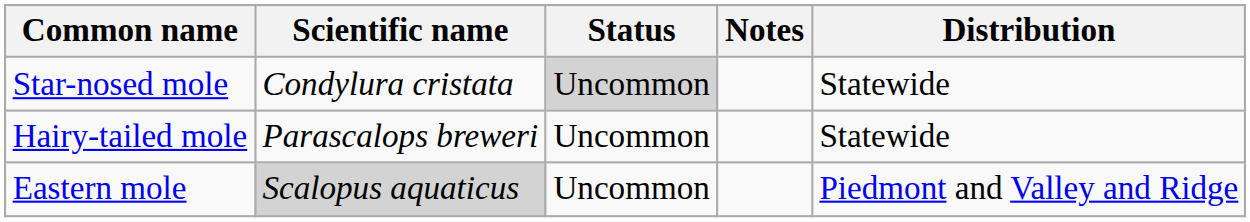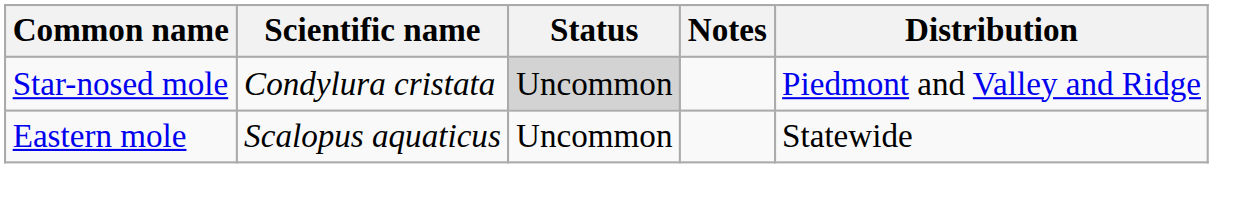(885, 83) Statewide -> (992, 83) Piedmont and Valley and Ridge
- row: (130, 135)
(391, 188) lightgrey background -> (372, 135) no background
(1029, 188) Piedmont and Valley and Ridge -> (847, 135) Statewide
